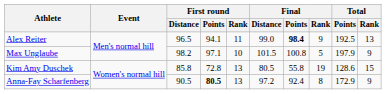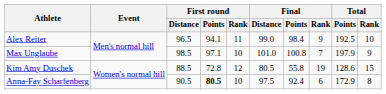(296, 39) bold -> (296, 39) normal
(369, 39) 13 -> (369, 39) 10
(184, 53) 98.2 -> (184, 53) 98.5
(266, 53) 101.5 -> (266, 53) 101.0
(321, 53) 5 -> (321, 53) 7
(184, 68) 85.8 -> (184, 68) 88.5
(238, 68) 13 -> (238, 68) 12
(238, 82) 13 -> (238, 82) 10
(266, 82) 97.2 -> (266, 82) 97.5
(321, 82) 8 -> (321, 82) 6
(369, 82) 9 -> (369, 82) 8
